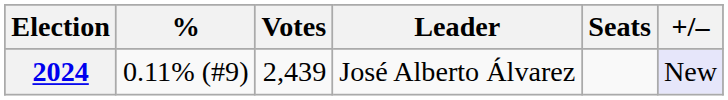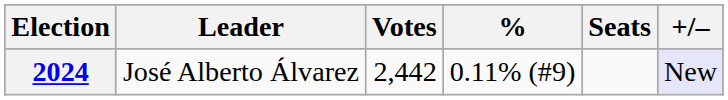columns swapped: (457, 26) <-> (186, 26)
(295, 71) 2,439 -> (405, 71) 2,442
